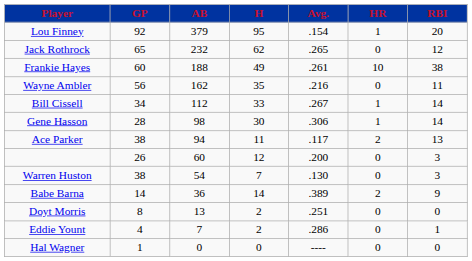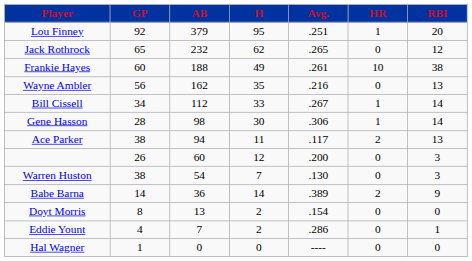(318, 31) .154 -> (318, 31) .251
(437, 85) 11 -> (437, 85) 13
(318, 211) .251 -> (318, 211) .154
